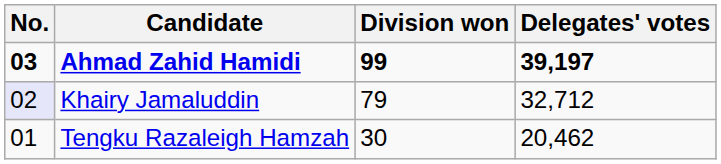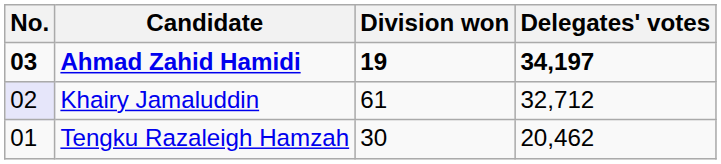(374, 61) 99 -> (374, 61) 19
(557, 61) 39,197 -> (557, 61) 34,197
(374, 100) 79 -> (374, 100) 61
